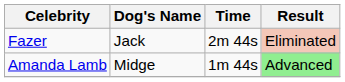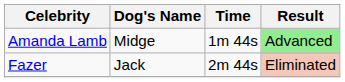rows swapped: (27, 40) <-> (57, 64)
